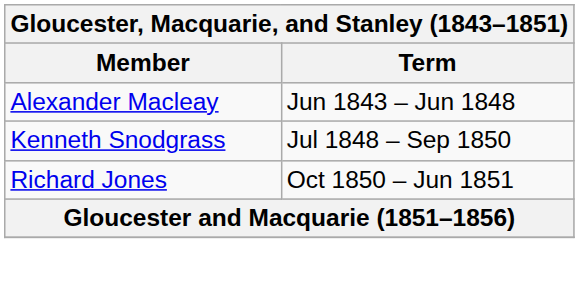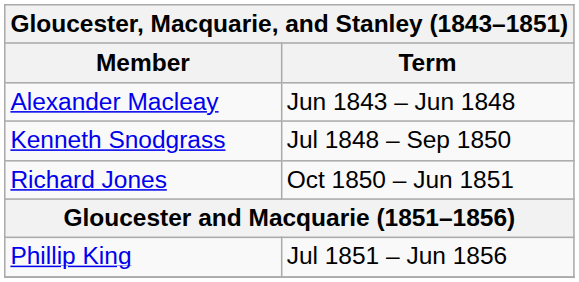+ row: (71, 256)
